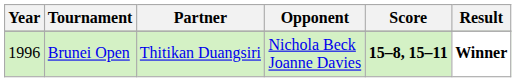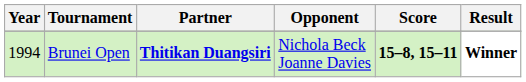(24, 53) 1996 -> (24, 53) 1994
(200, 53) normal -> (205, 53) bold
